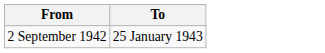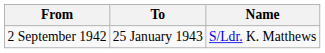+ column: (263, 15)
